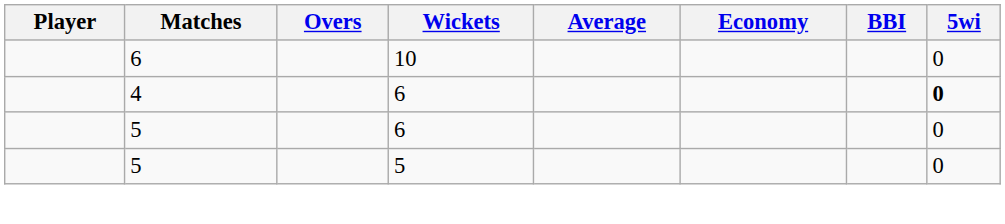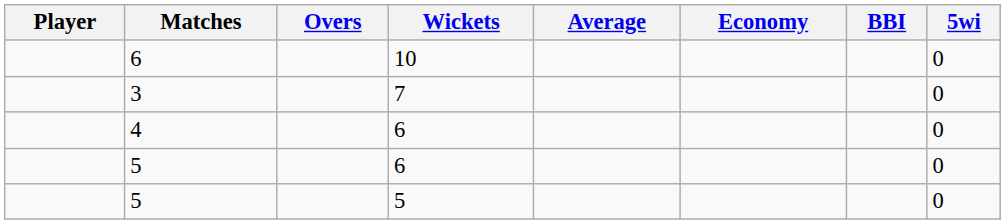+ row: (136, 93)
(938, 93) bold -> (938, 129) normal
